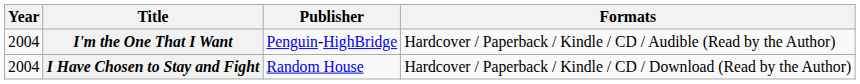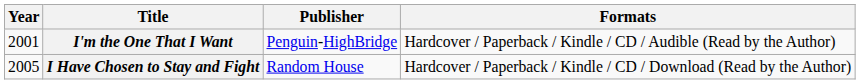(24, 41) 2004 -> (24, 41) 2001
(24, 66) 2004 -> (24, 66) 2005
